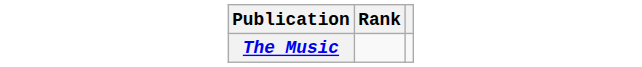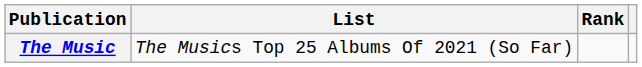+ column: (354, 19)
